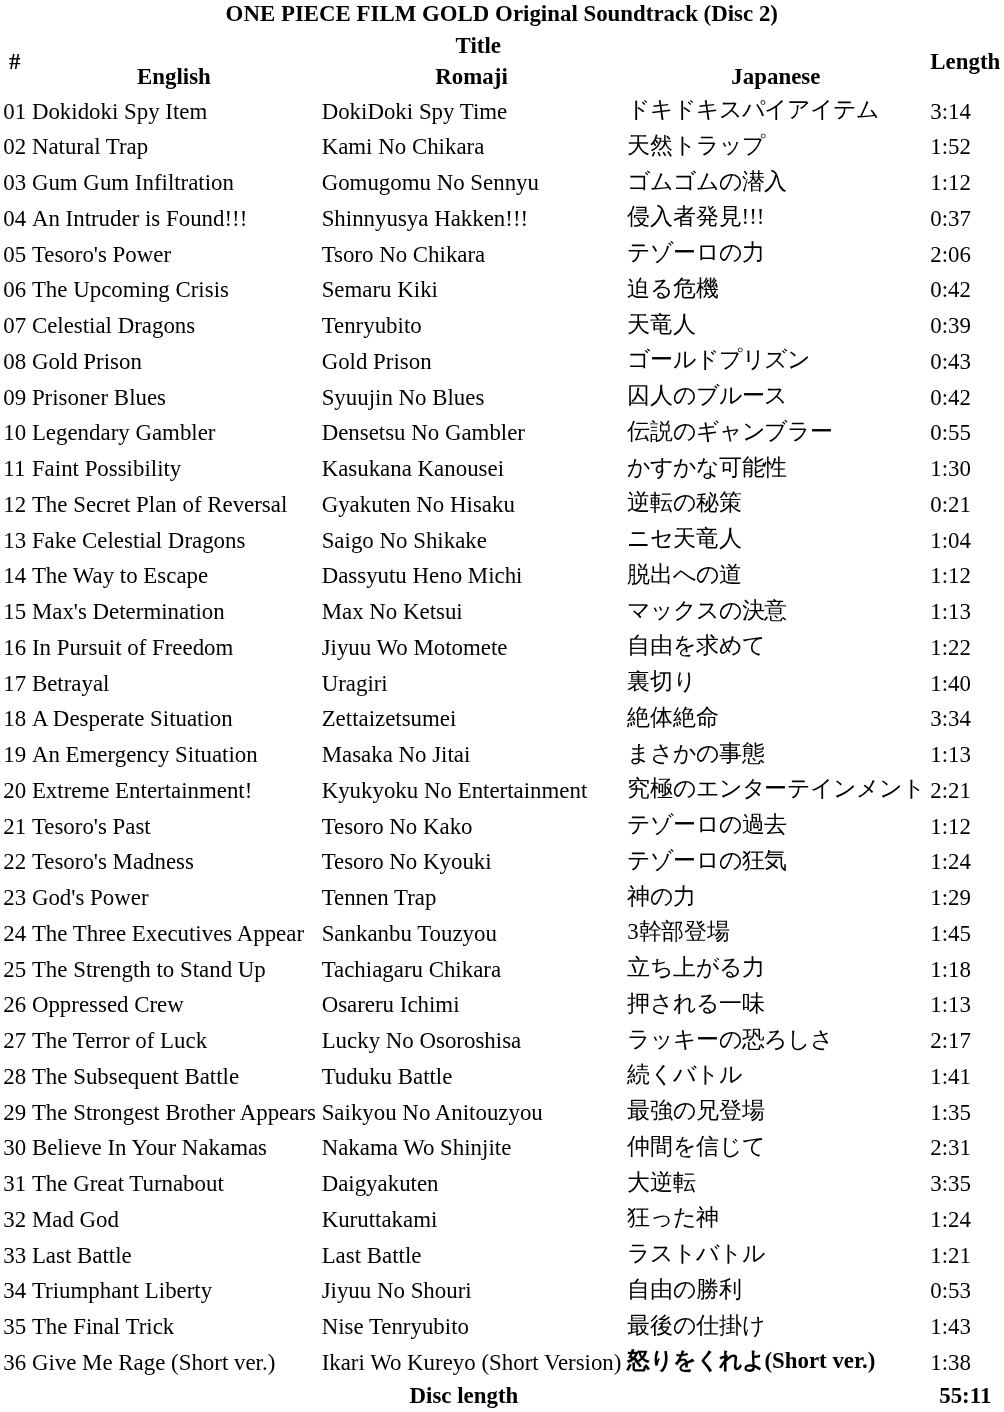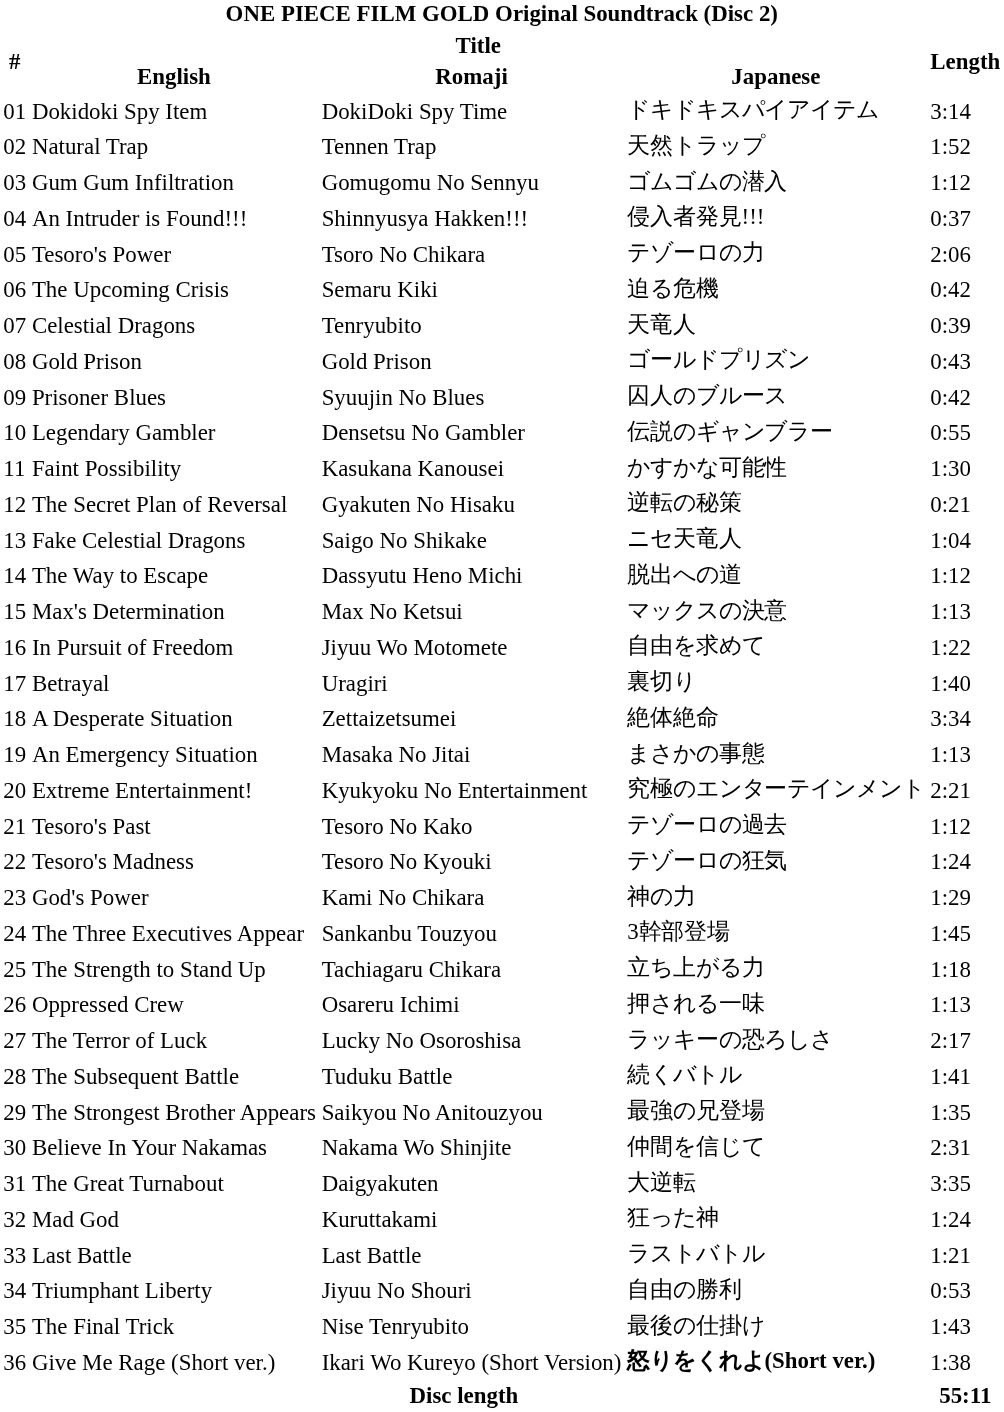(403, 146) Kami No Chikara -> (379, 146) Tennen Trap
(379, 896) Tennen Trap -> (403, 896) Kami No Chikara
